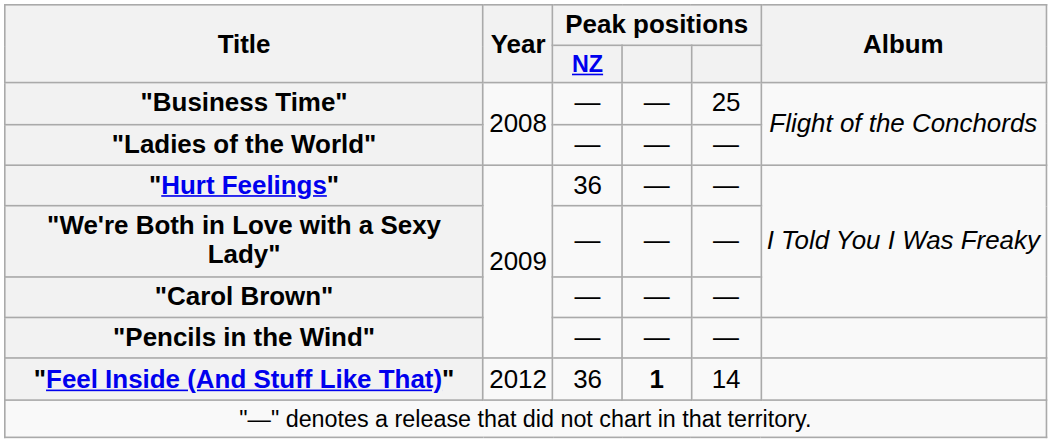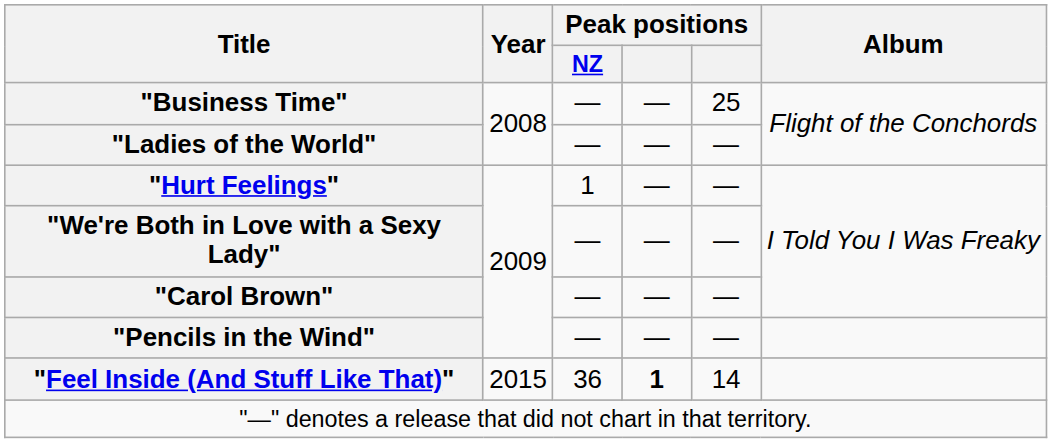(588, 185) 36 -> (588, 185) 1
(518, 378) 2012 -> (518, 378) 2015
